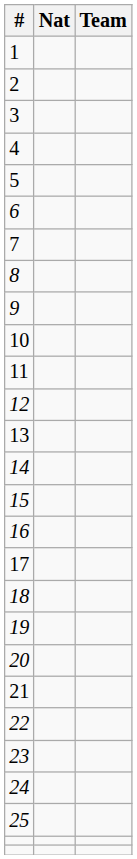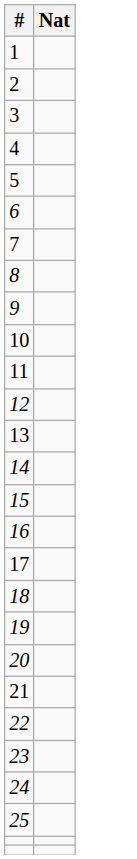- column: (103, 20)
